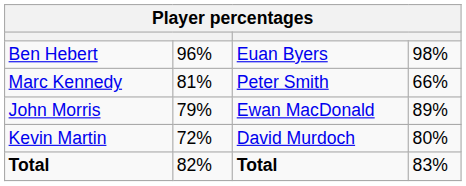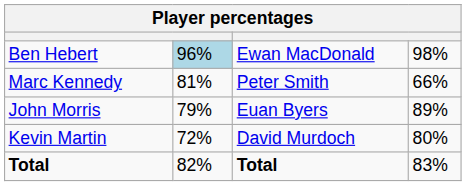(194, 54) no background -> (194, 54) lightblue background
(282, 54) Euan Byers -> (306, 54) Ewan MacDonald
(306, 110) Ewan MacDonald -> (282, 110) Euan Byers
